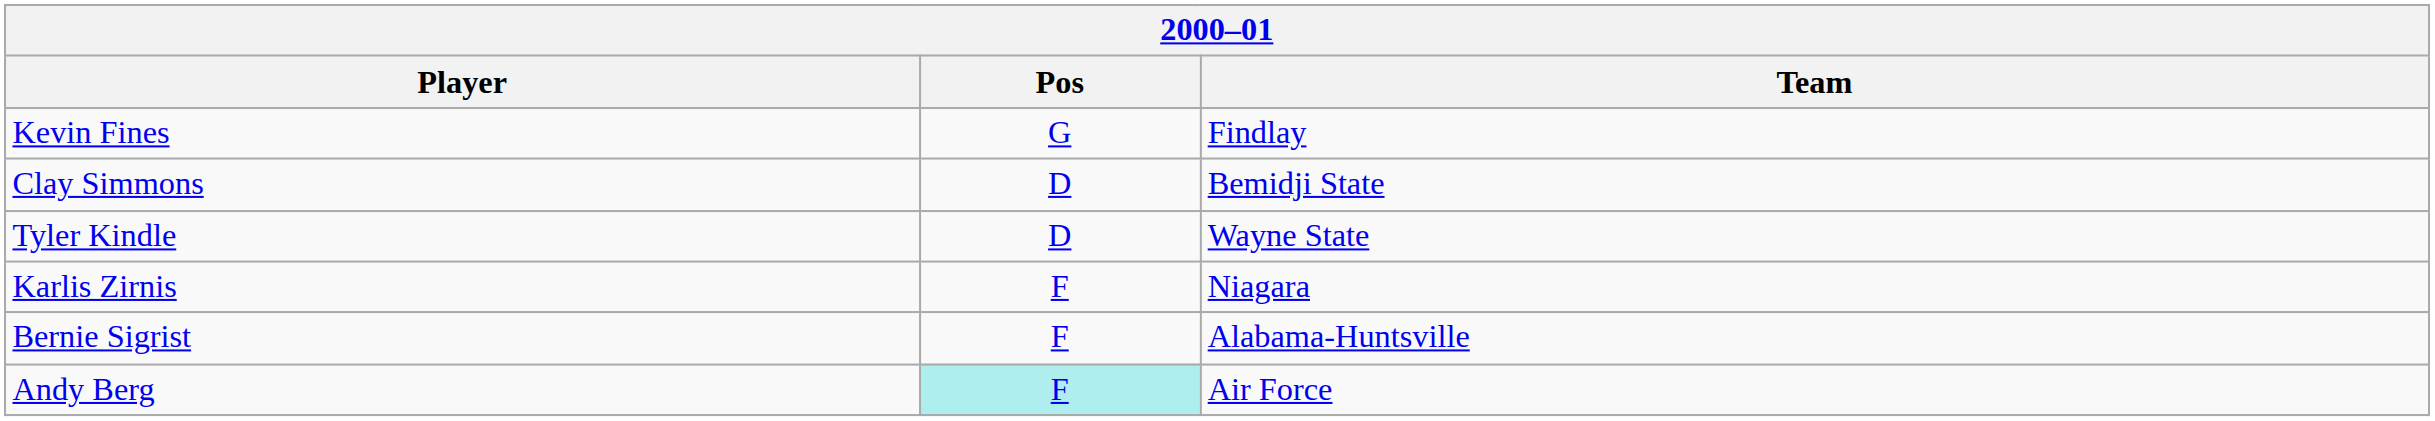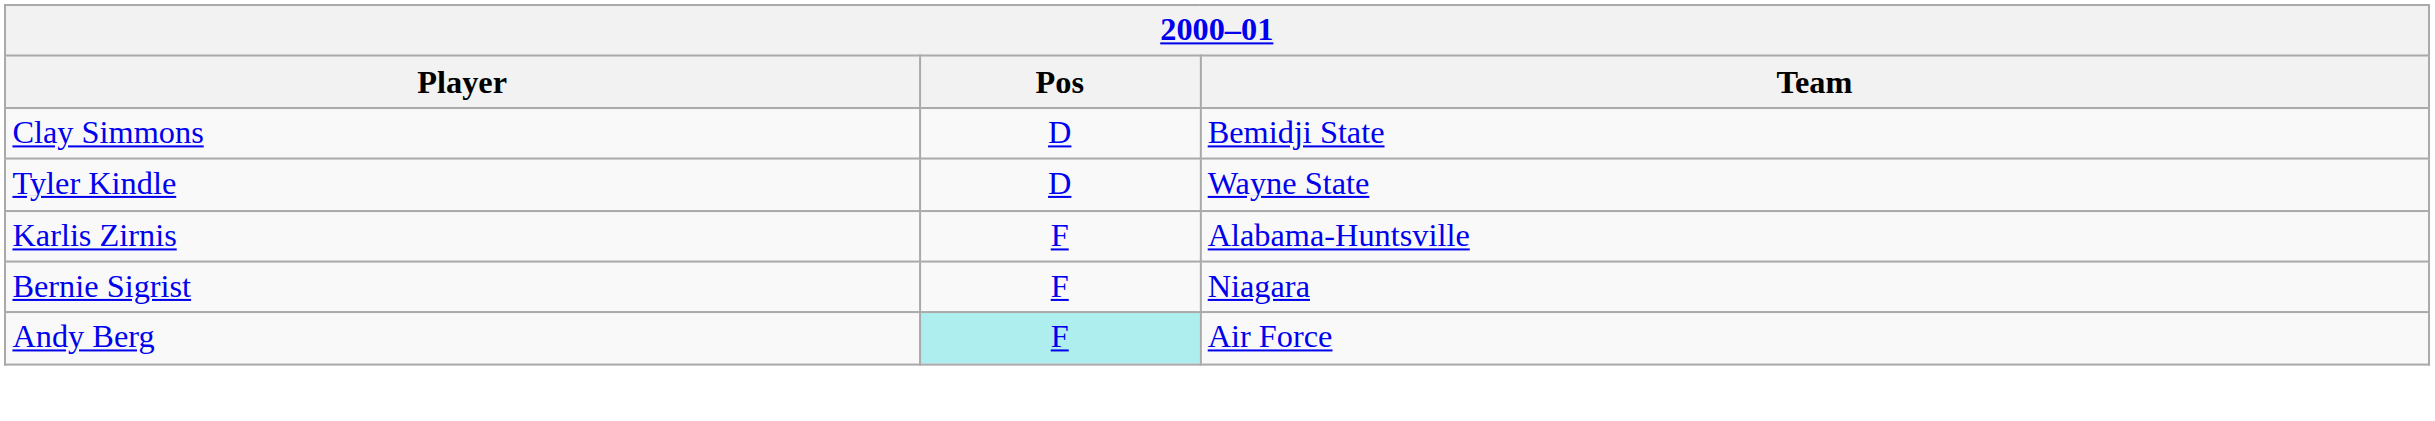- row: (91, 132)
(1259, 286) Niagara -> (1339, 235) Alabama-Huntsville
(1339, 337) Alabama-Huntsville -> (1259, 286) Niagara
